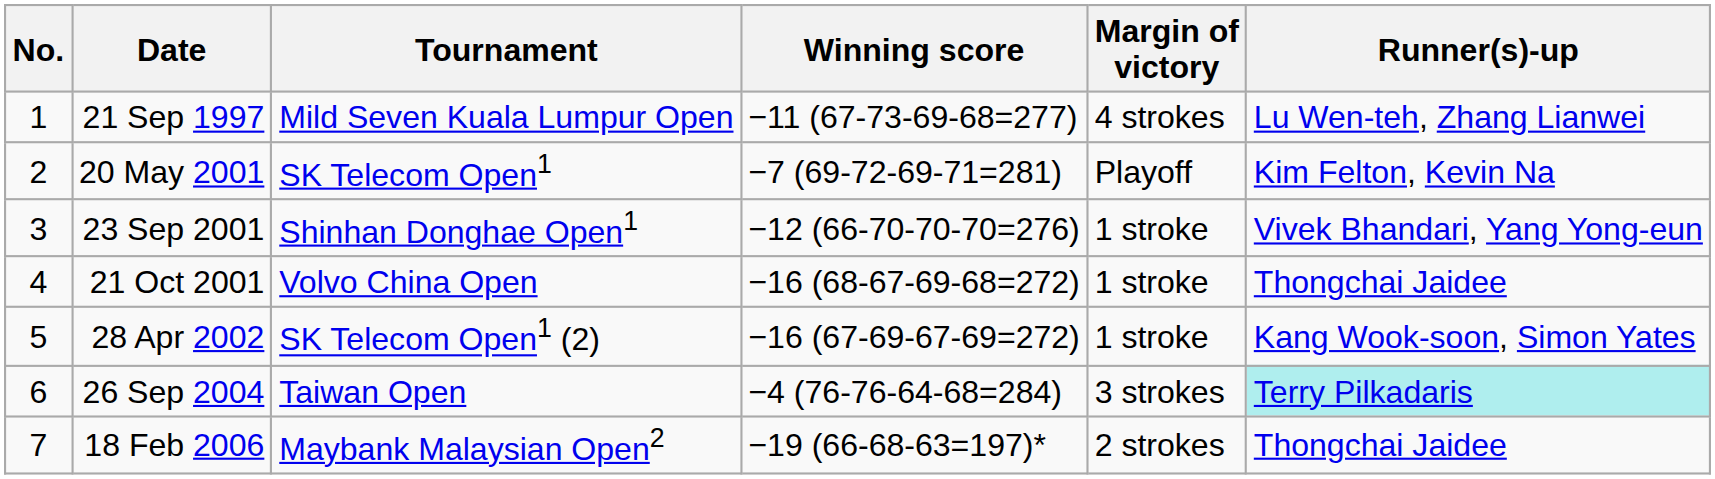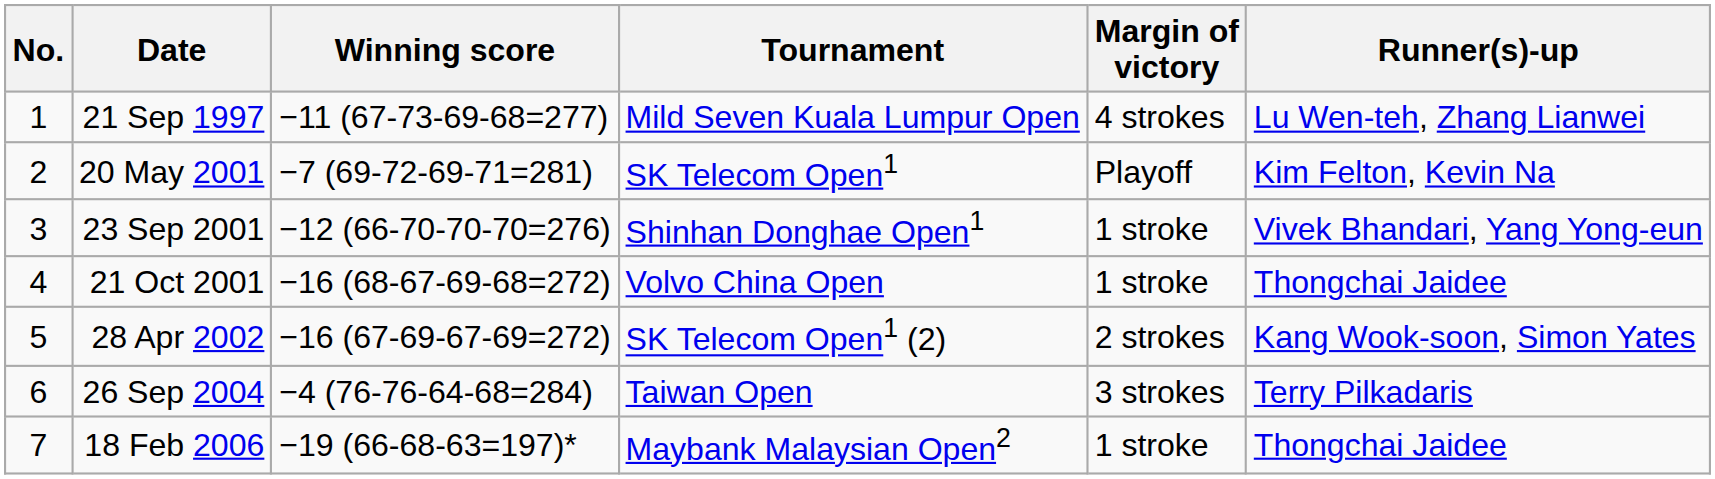columns swapped: (506, 49) <-> (914, 49)
(1152, 337) 1 stroke -> (1160, 337) 2 strokes
(1363, 391) paleturquoise background -> (1363, 391) no background
(1160, 445) 2 strokes -> (1152, 445) 1 stroke
